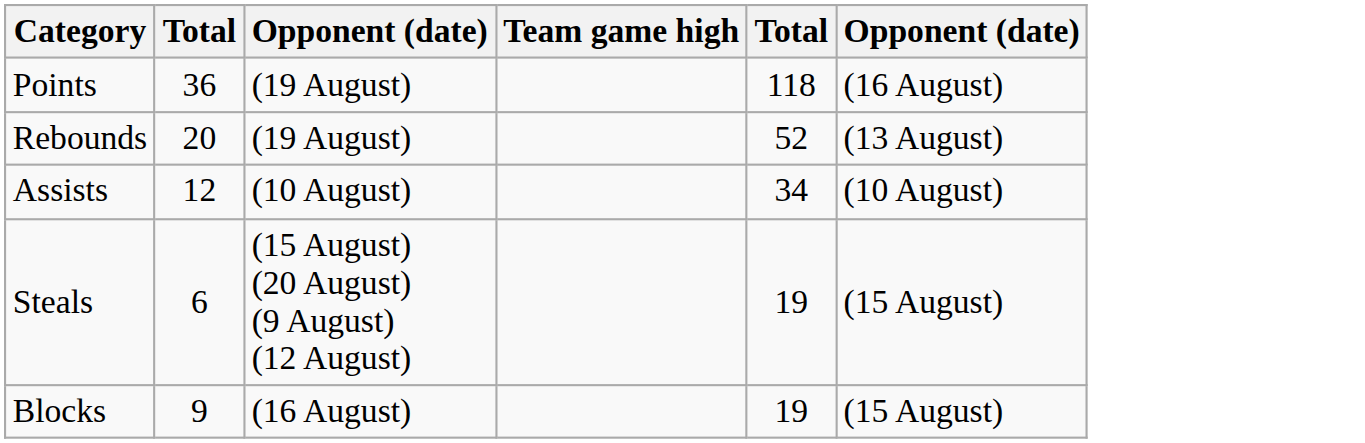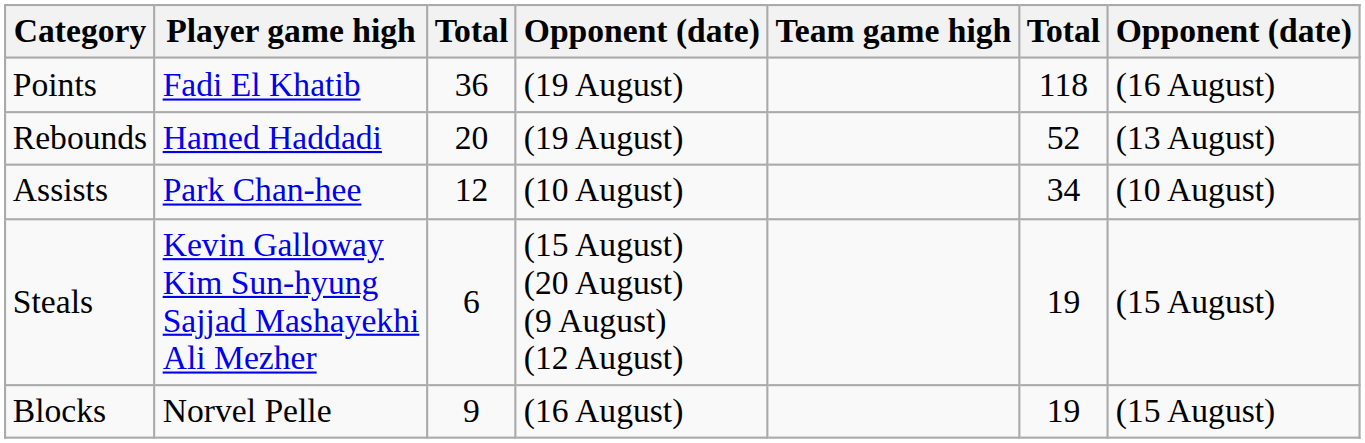+ column: (291, 31)
